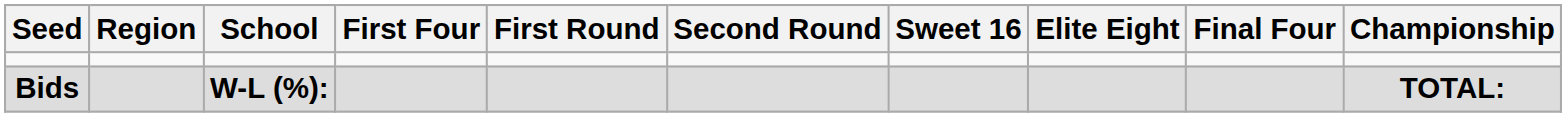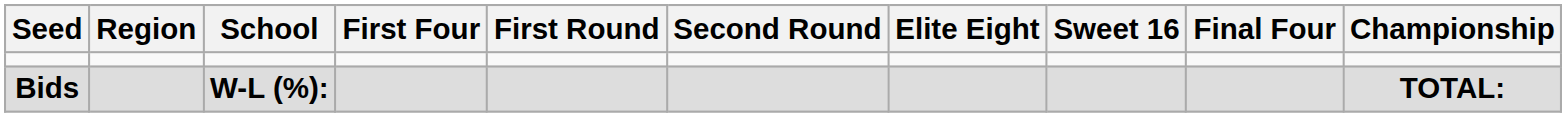columns swapped: (958, 29) <-> (1108, 29)
